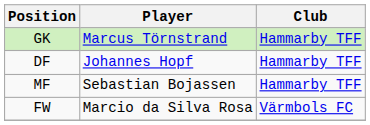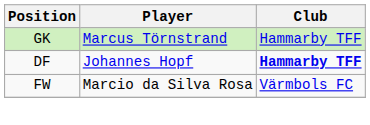(311, 62) normal -> (311, 62) bold
- row: (42, 86)
